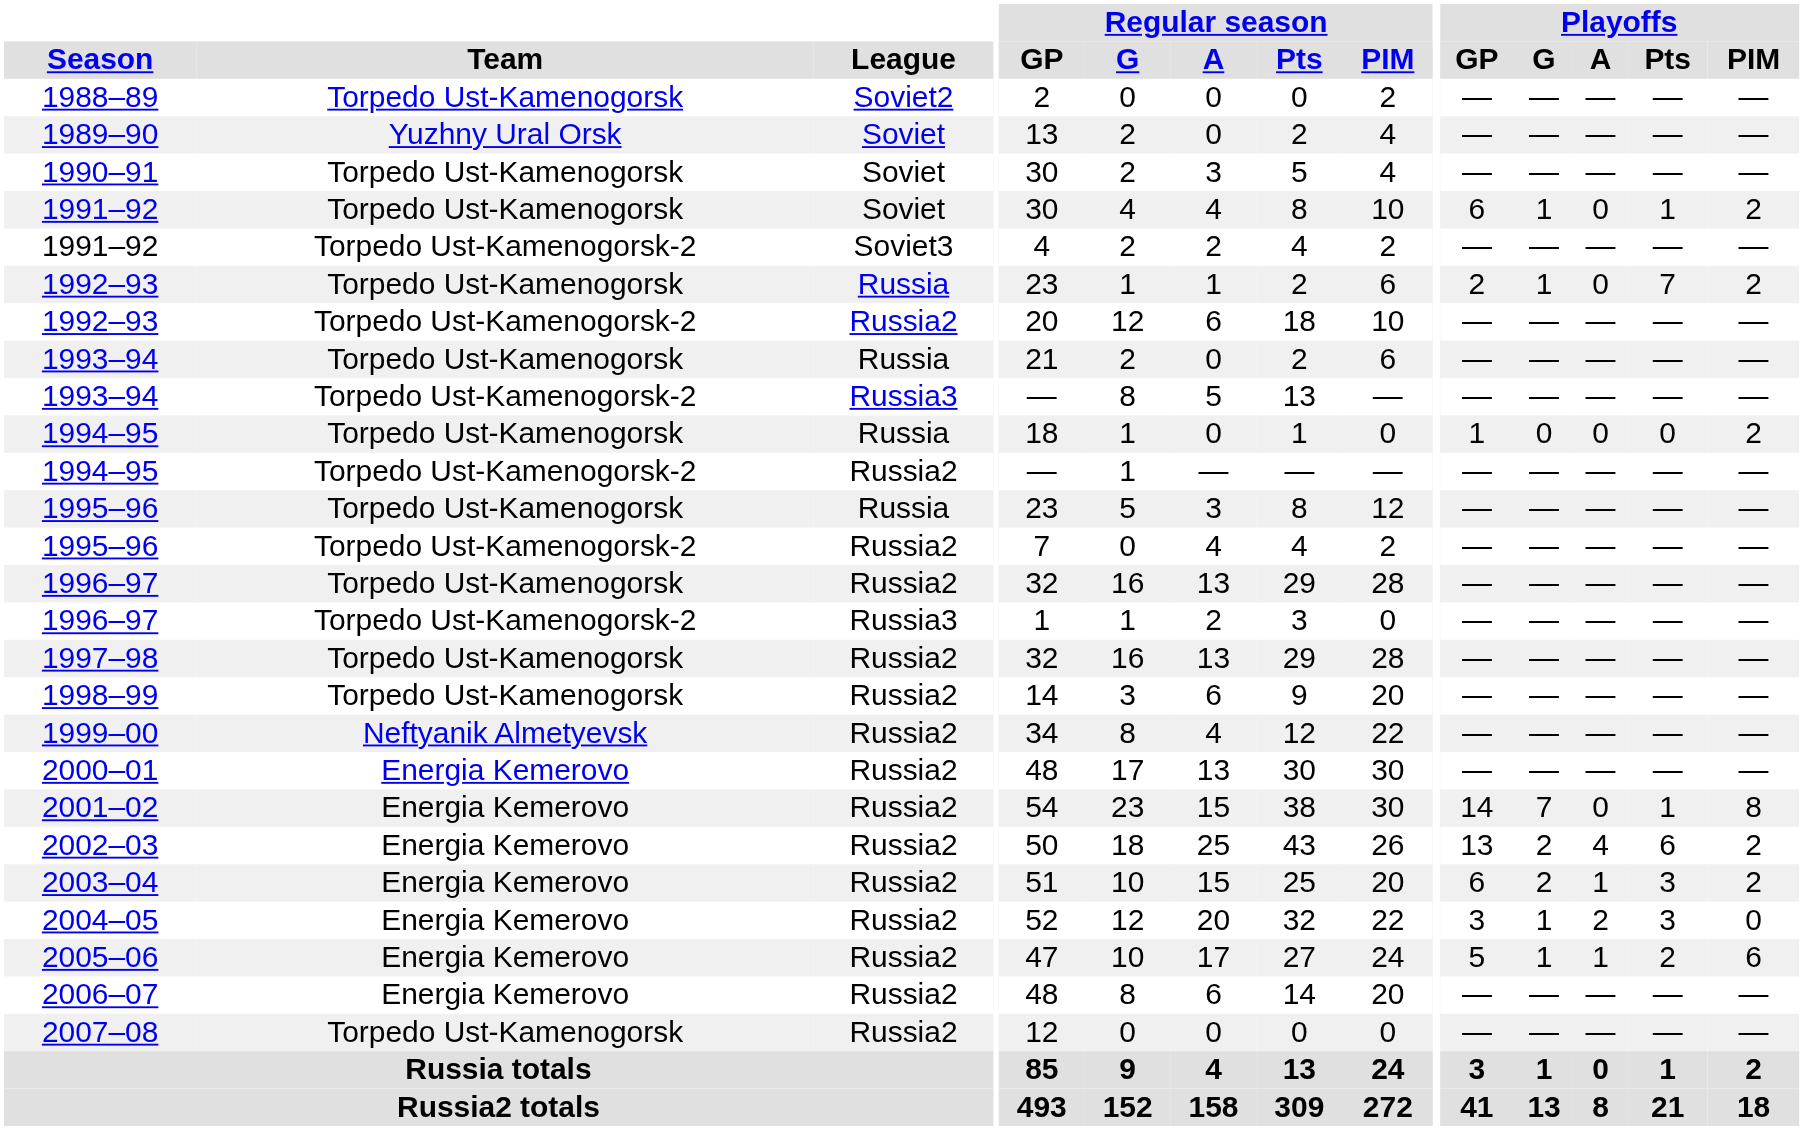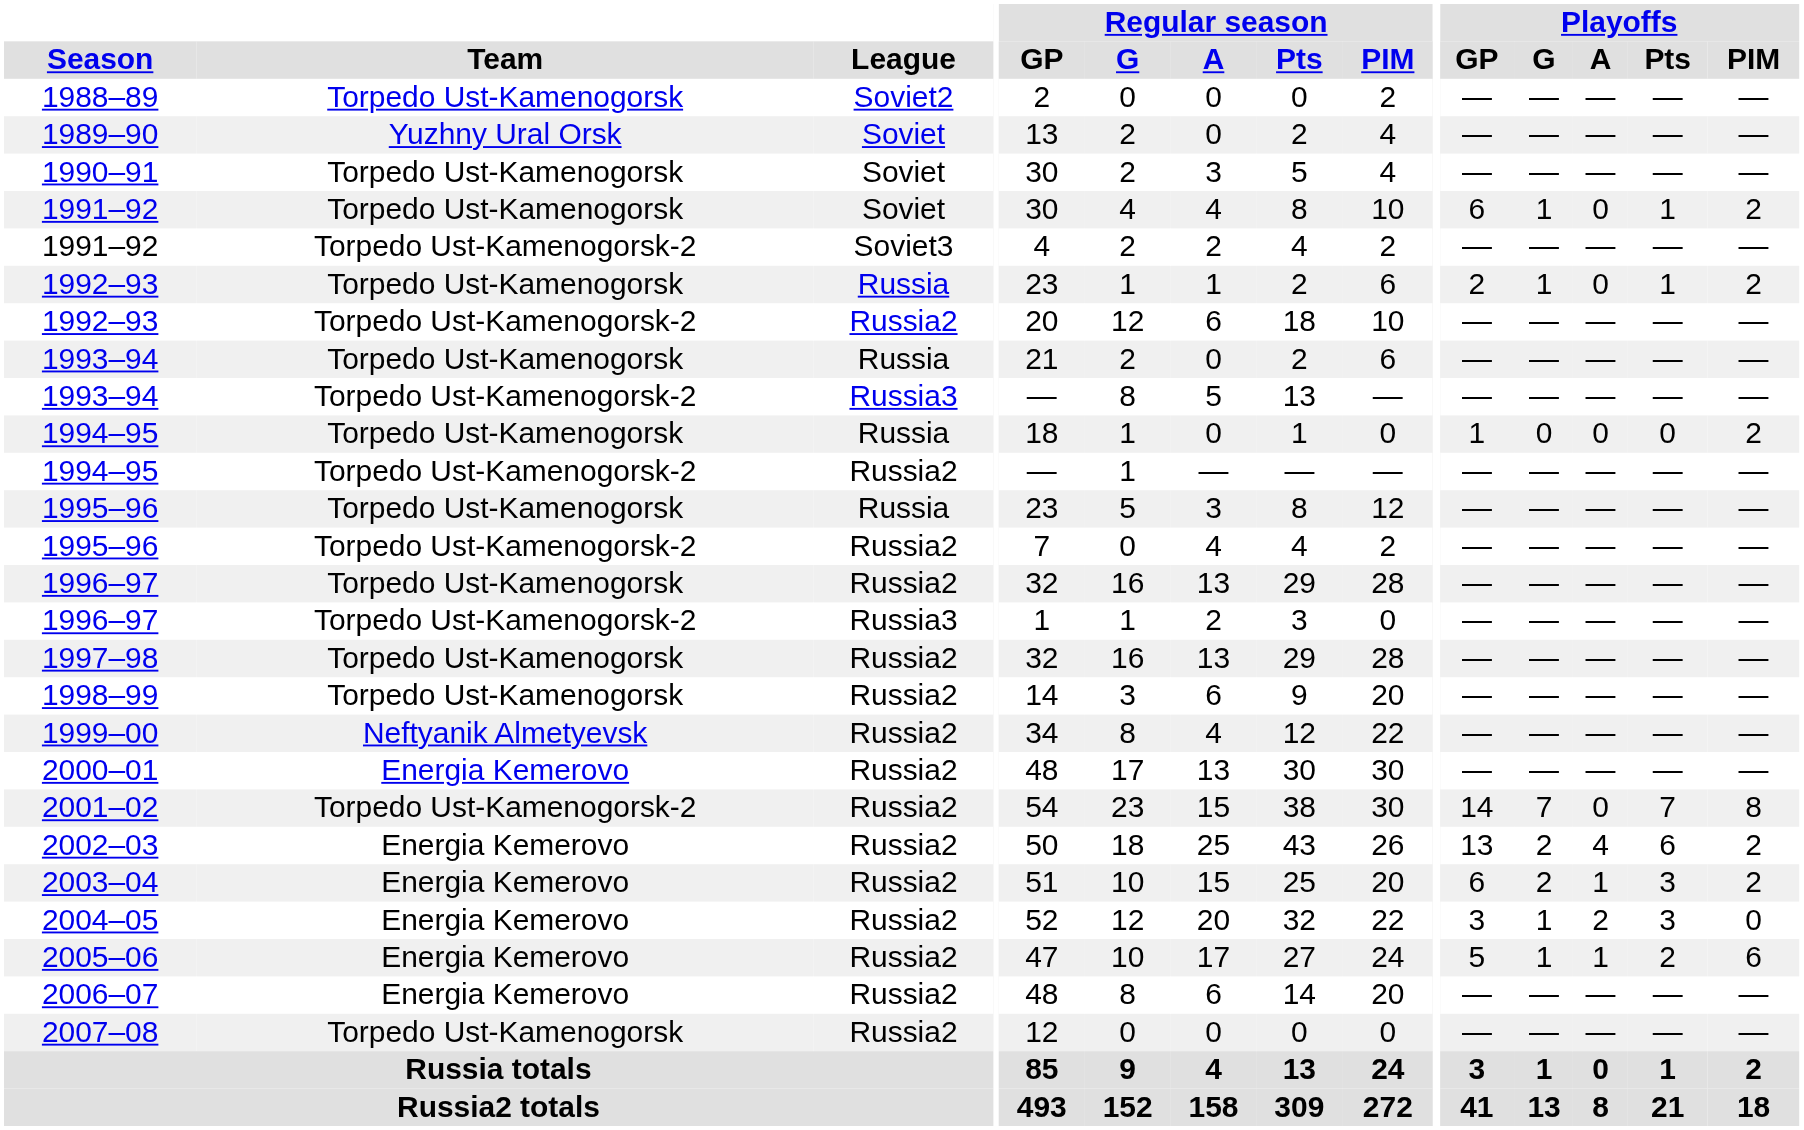(1668, 284) 7 -> (1668, 284) 1
(505, 807) Energia Kemerovo -> (505, 807) Torpedo Ust-Kamenogorsk-2
(1668, 807) 1 -> (1668, 807) 7
